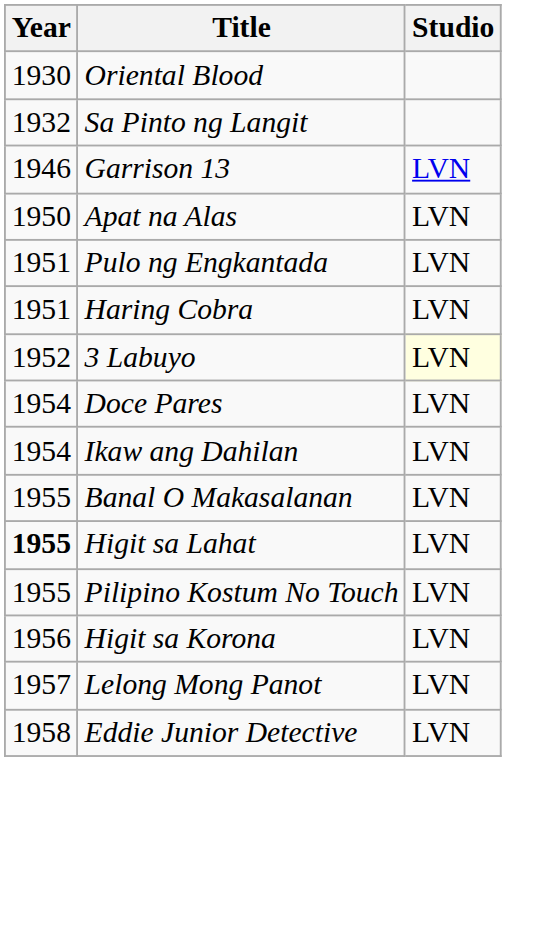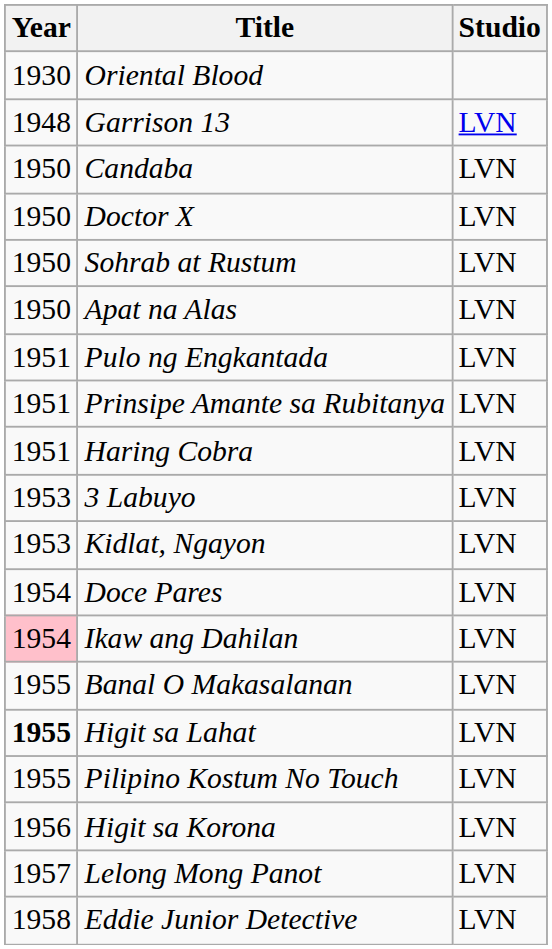- row: (196, 121)
(41, 168) 1946 -> (41, 121) 1948
+ row: (139, 168)
+ row: (139, 215)
+ row: (191, 262)
+ row: (265, 403)
(41, 356) 1952 -> (41, 497) 1953
(441, 356) lightyellow background -> (488, 497) no background
+ row: (175, 544)
(41, 450) no background -> (41, 638) pink background
